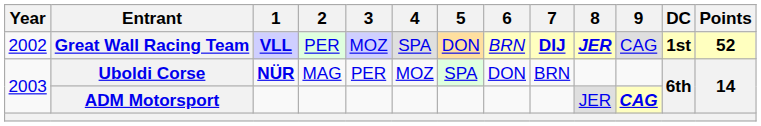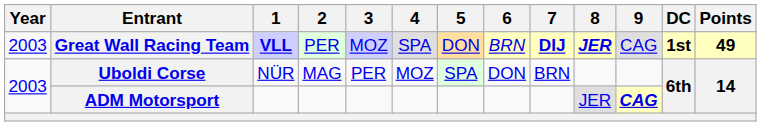(28, 46) 2002 -> (28, 46) 2003
(726, 46) 52 -> (726, 46) 49
(276, 73) bold -> (276, 73) normal
